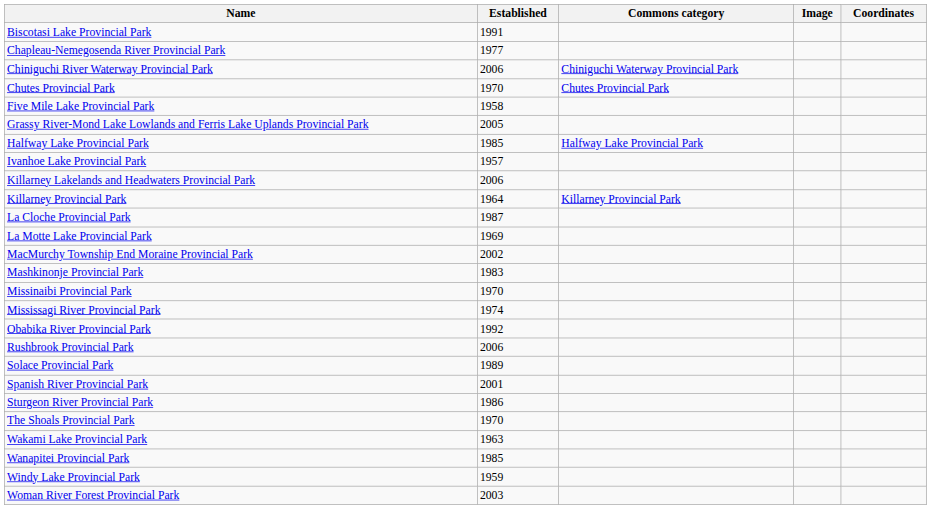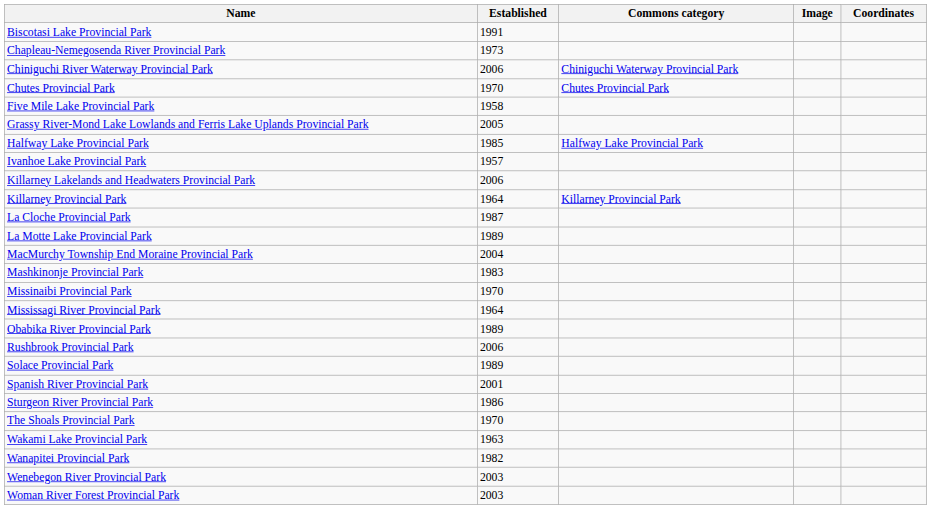(492, 50) 1977 -> (492, 50) 1973
(492, 236) 1969 -> (492, 236) 1989
(492, 254) 2002 -> (492, 254) 2004
(492, 310) 1974 -> (492, 310) 1964
(492, 328) 1992 -> (492, 328) 1989
(492, 458) 1985 -> (492, 458) 1982
+ row: (87, 476)
- row: (73, 476)
